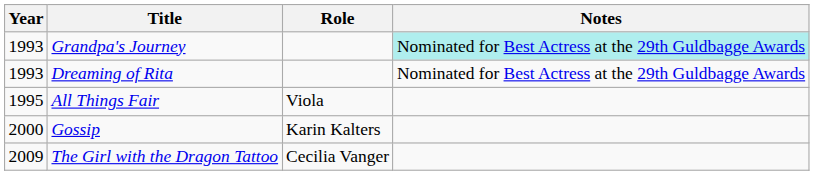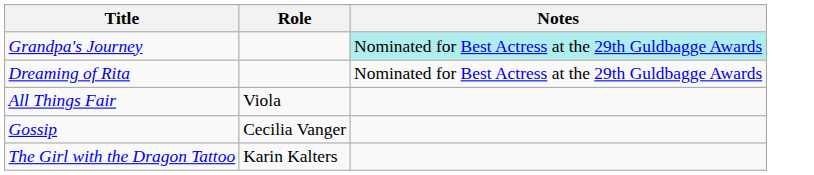- column: (26, 18)
(333, 128) Karin Kalters -> (295, 128) Cecilia Vanger
(338, 156) Cecilia Vanger -> (290, 156) Karin Kalters
